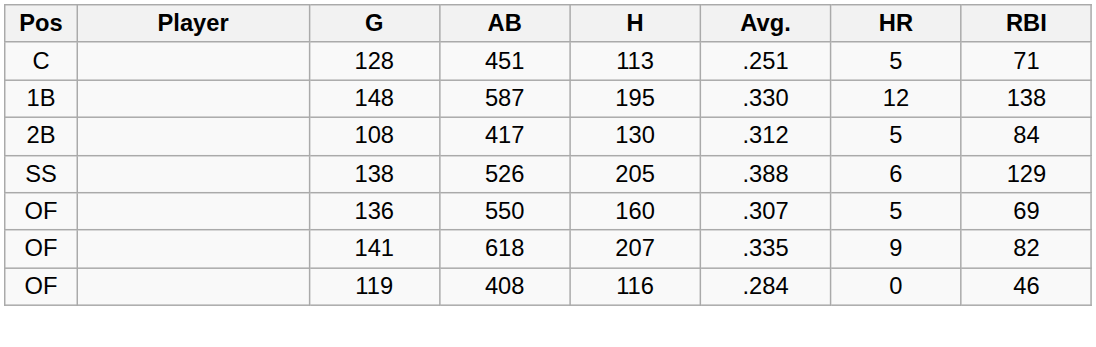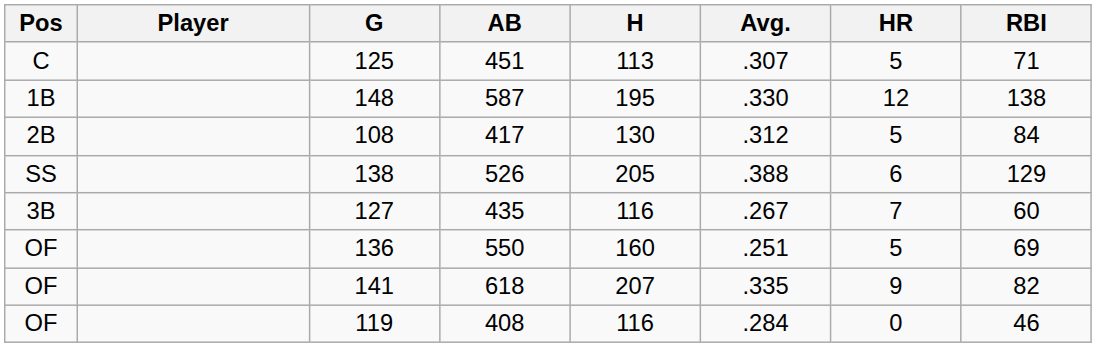(374, 60) 128 -> (374, 60) 125
(766, 60) .251 -> (766, 60) .307
+ row: (505, 211)
(766, 211) .307 -> (766, 248) .251
